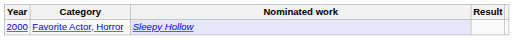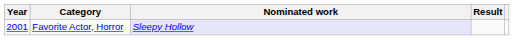(17, 27) 2000 -> (17, 27) 2001
